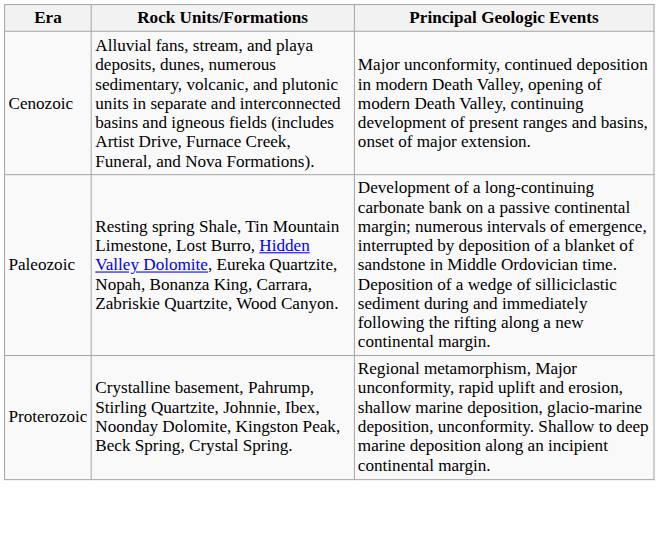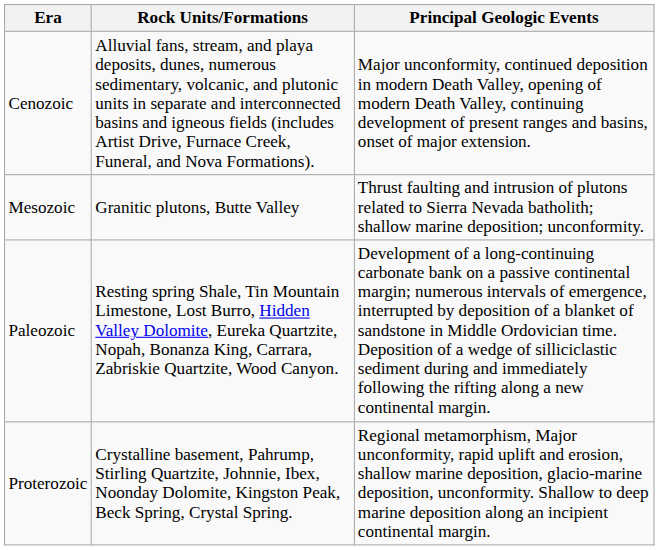+ row: (42, 207)
